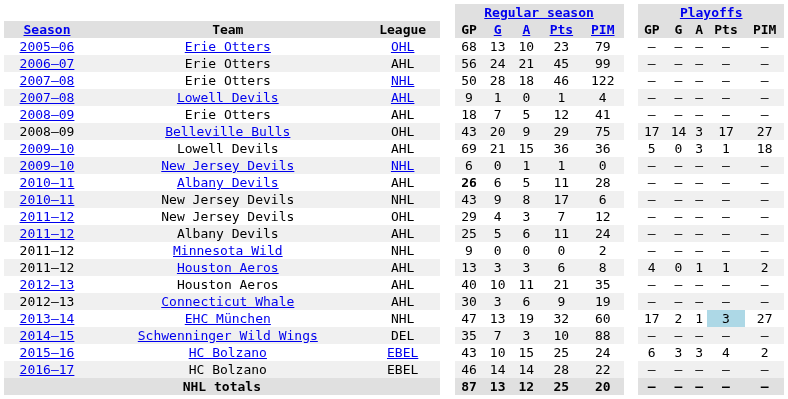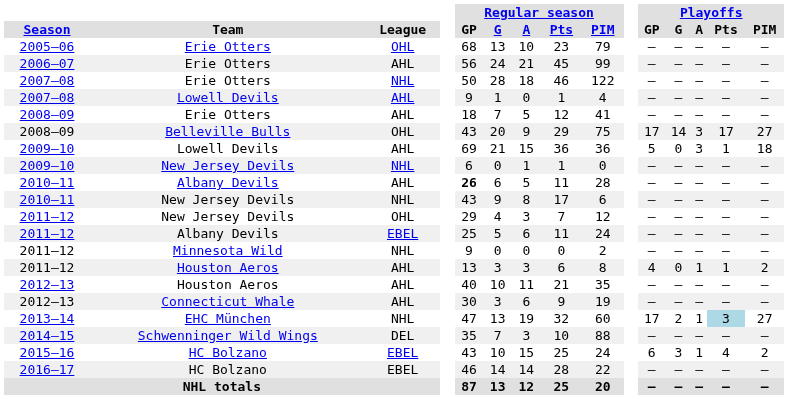(403, 234) AHL -> (403, 234) EBEL
(699, 352) 3 -> (699, 352) 1
